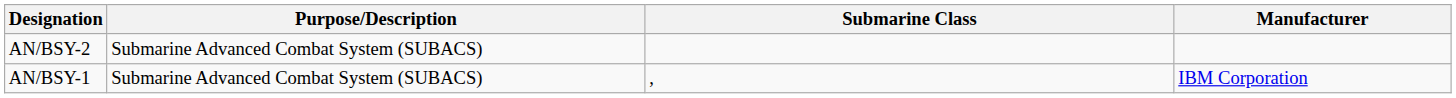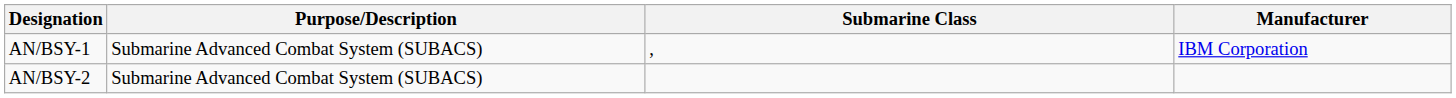rows swapped: (50, 78) <-> (50, 48)
